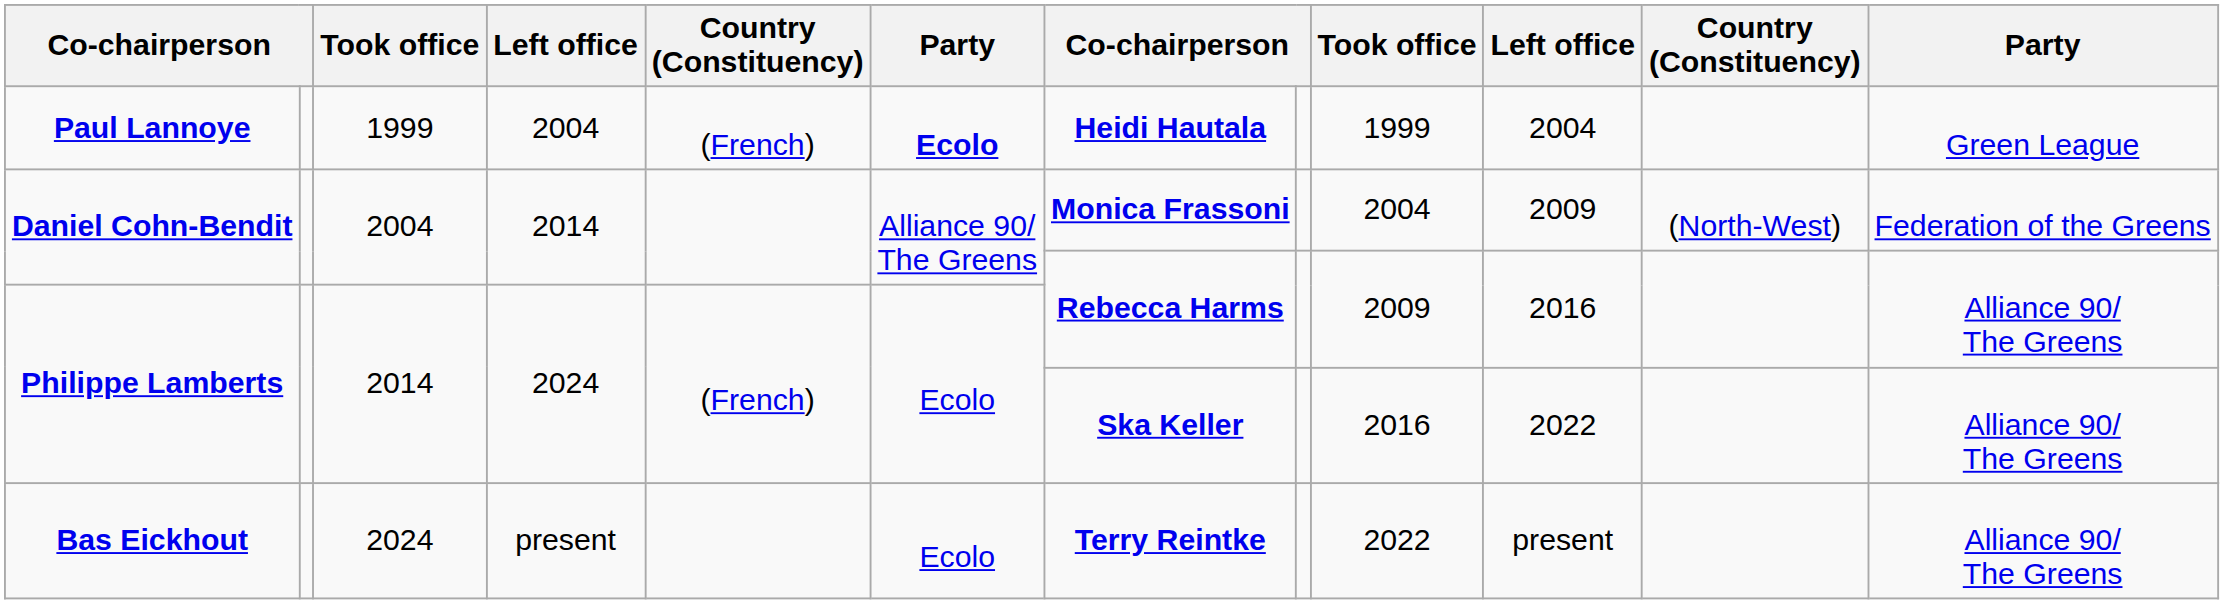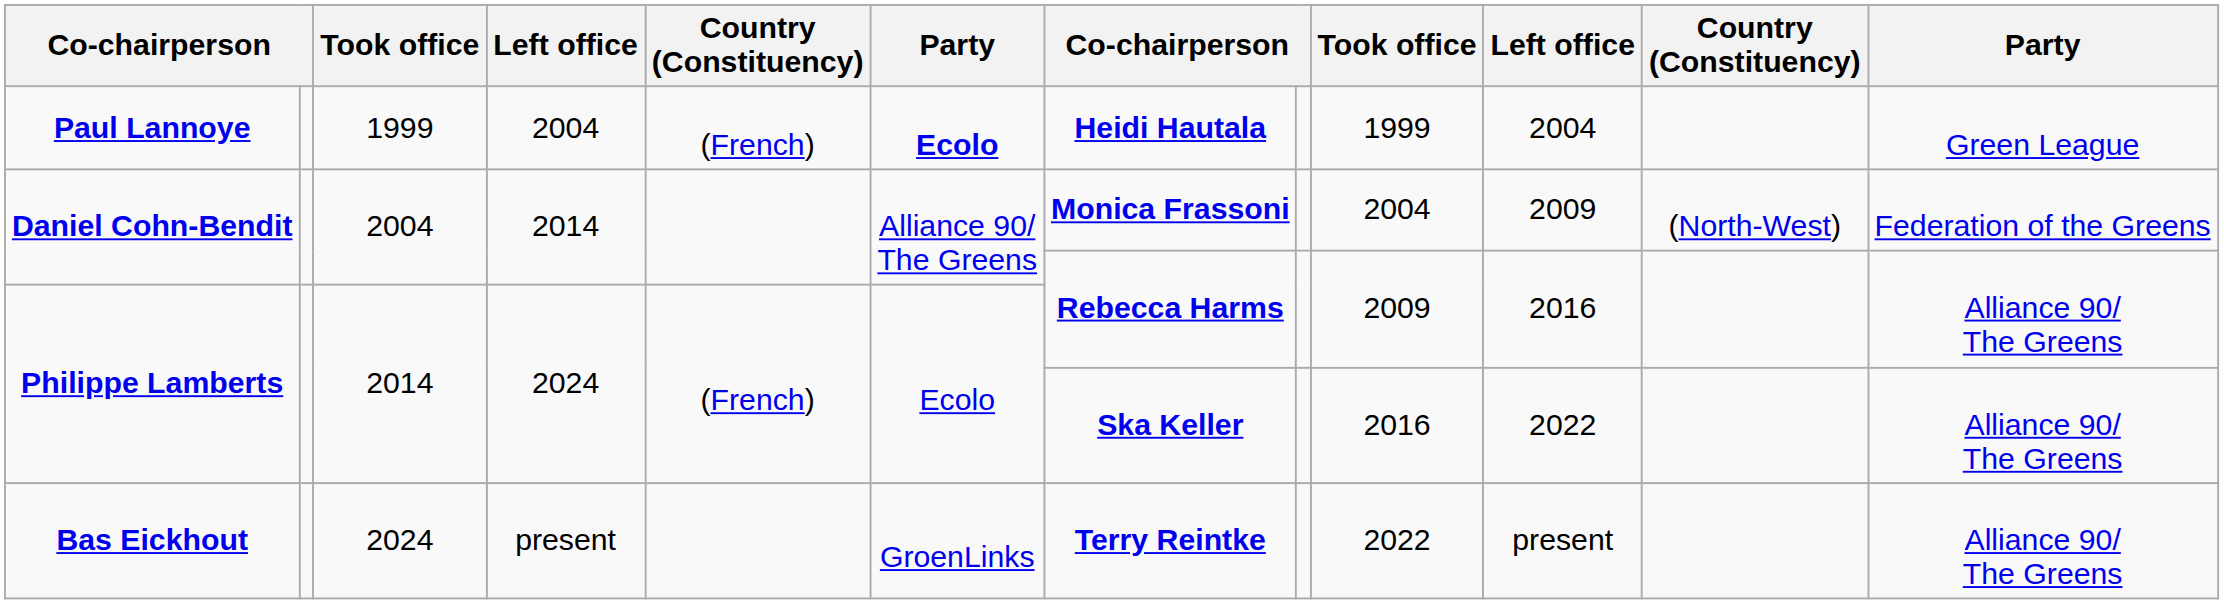(957, 557) Ecolo -> (957, 557) GroenLinks
